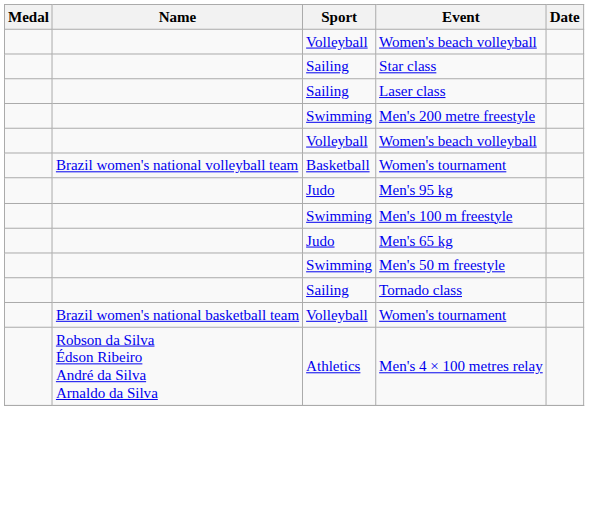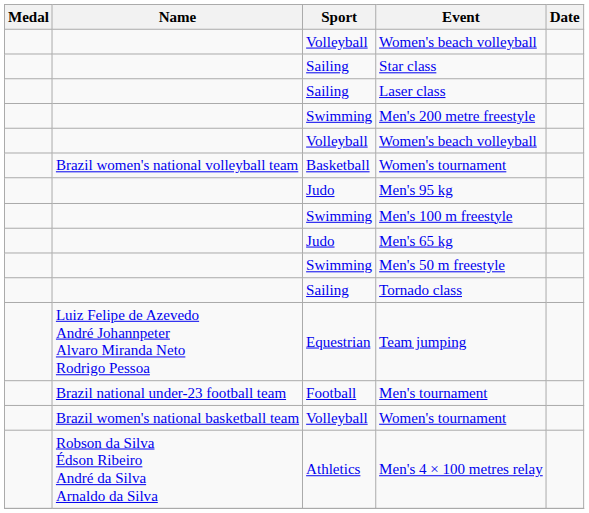+ row: (338, 341)
+ row: (331, 393)
